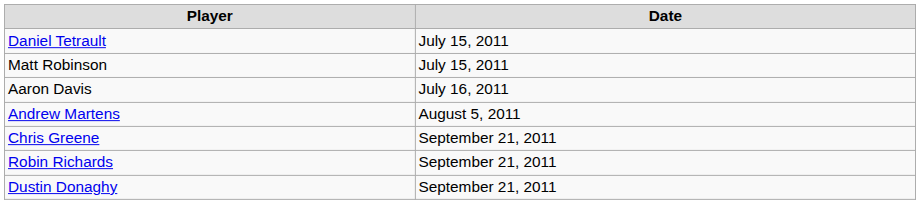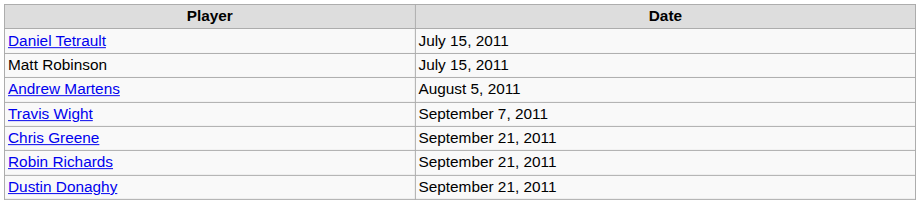- row: (50, 89)
+ row: (50, 114)
